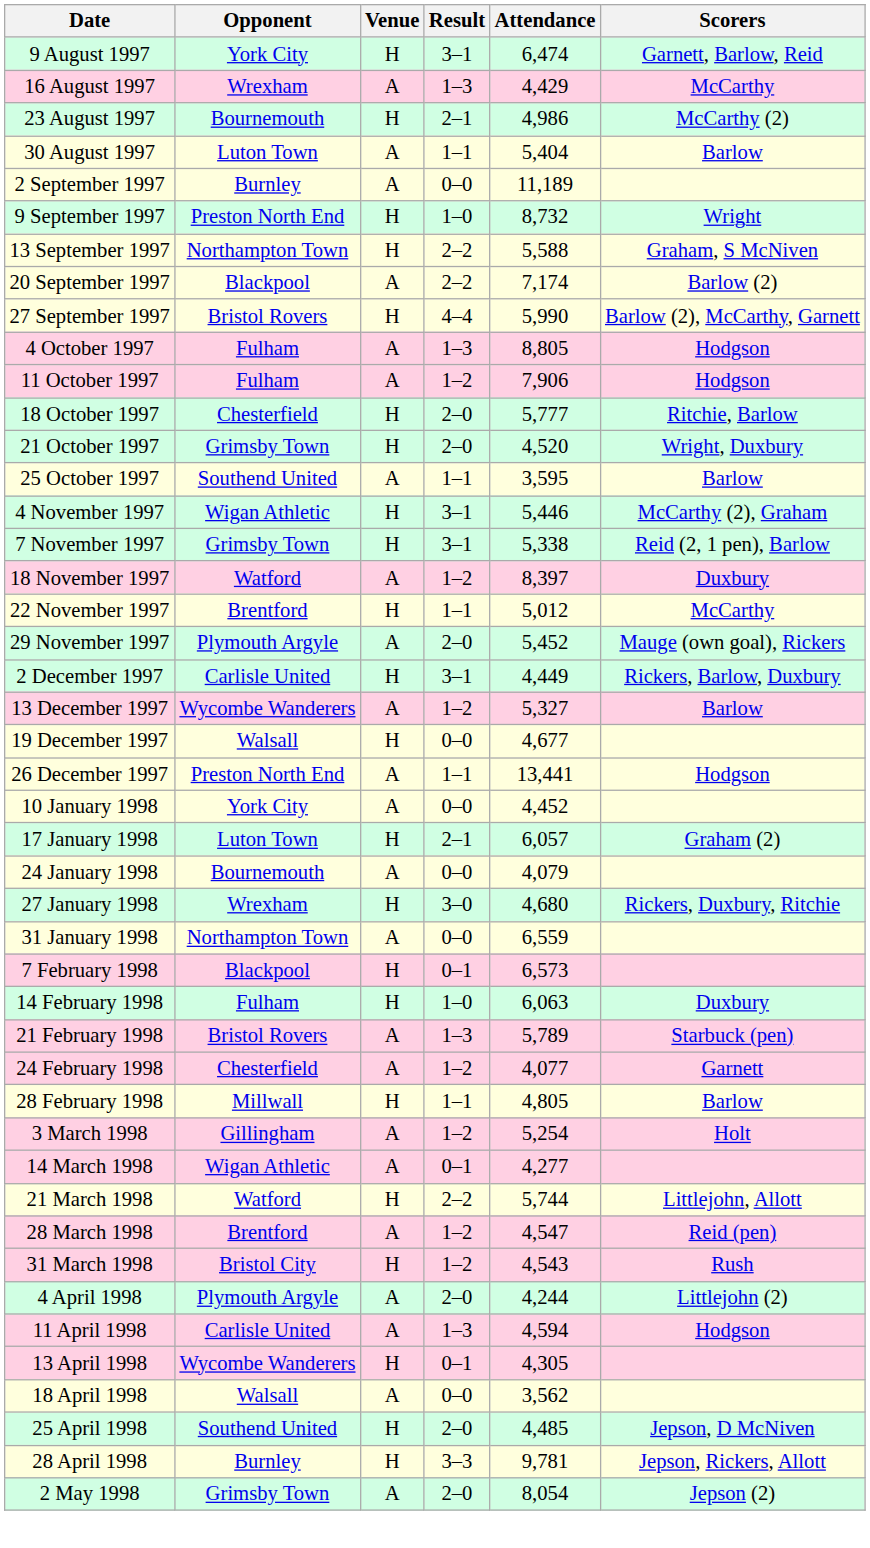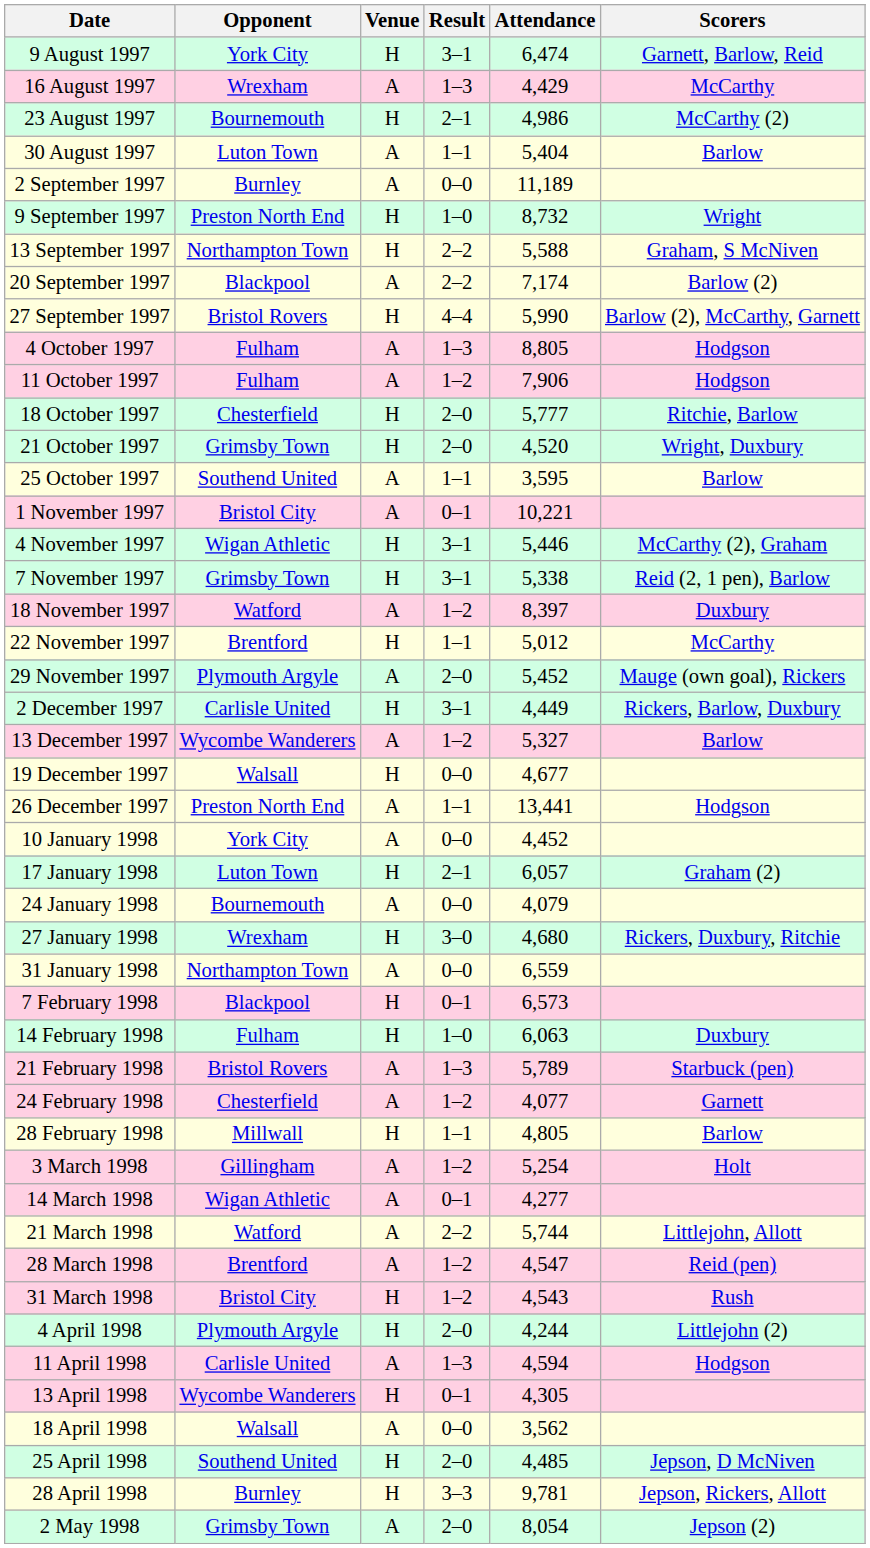+ row: (90, 511)
(392, 1199) H -> (392, 1232) A
(392, 1297) A -> (392, 1330) H
